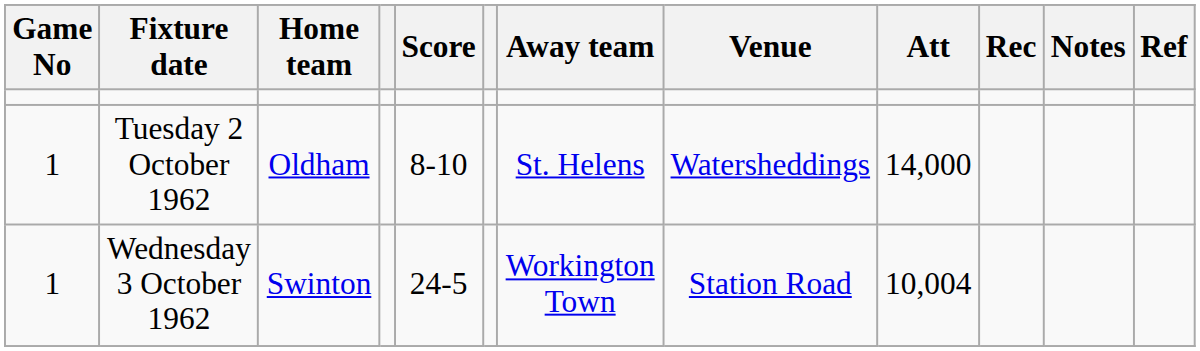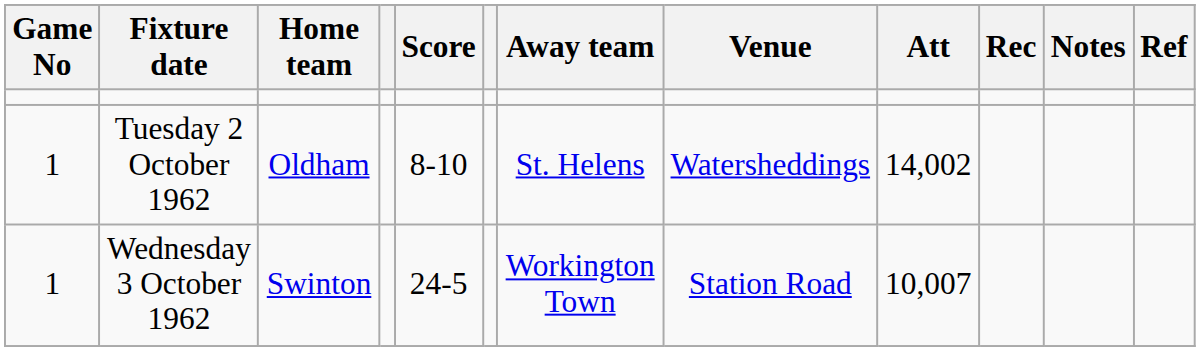(928, 164) 14,000 -> (928, 164) 14,002
(928, 284) 10,004 -> (928, 284) 10,007
